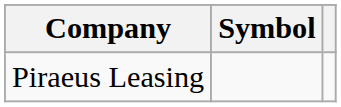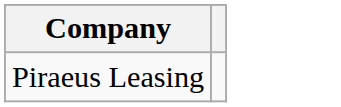- column: (267, 28)
